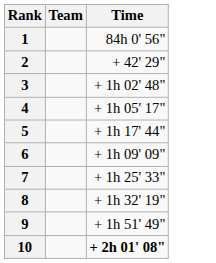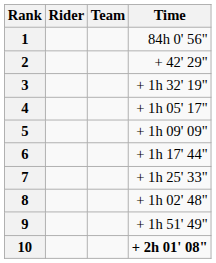+ column: (66, 16)
(130, 85) + 1h 02' 48" -> (172, 85) + 1h 32' 19"
(130, 131) + 1h 17' 44" -> (172, 131) + 1h 09' 09"
(130, 154) + 1h 09' 09" -> (172, 154) + 1h 17' 44"
(130, 200) + 1h 32' 19" -> (172, 200) + 1h 02' 48"
